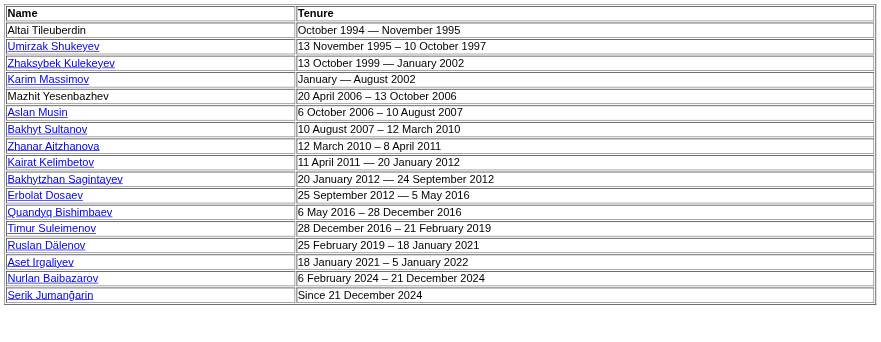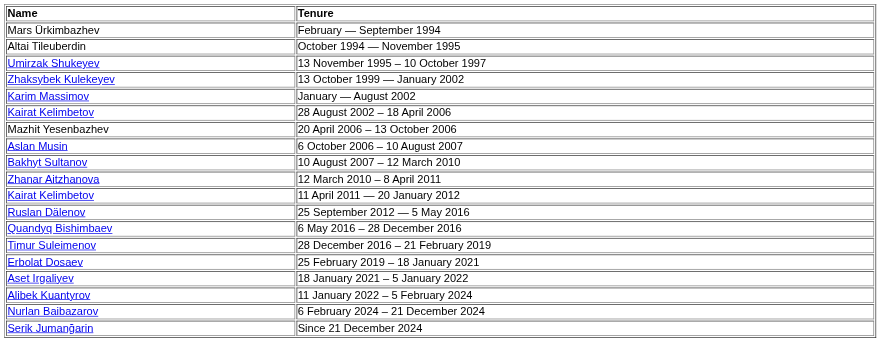+ row: (369, 30)
+ row: (374, 113)
- row: (396, 179)
(45, 195) Erbolat Dosaev -> (46, 212) Ruslan Dälenov
(46, 245) Ruslan Dälenov -> (45, 262) Erbolat Dosaev
+ row: (385, 295)
